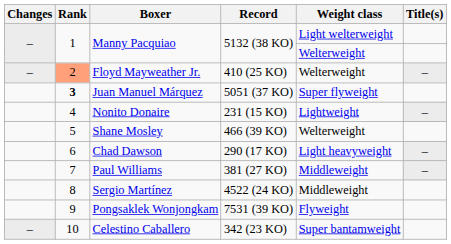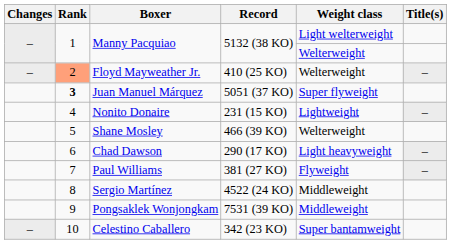(333, 170) Middleweight -> (324, 170) Flyweight
(324, 209) Flyweight -> (333, 209) Middleweight
